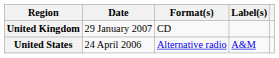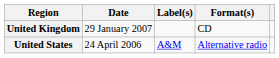columns swapped: (192, 12) <-> (249, 12)
